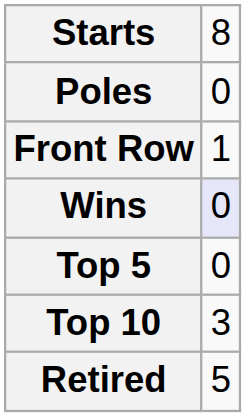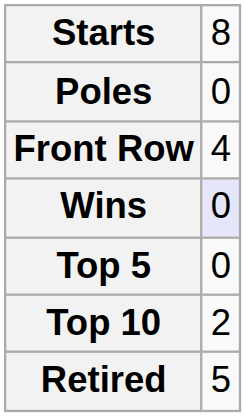(221, 149) 1 -> (221, 149) 4
(221, 322) 3 -> (221, 322) 2
